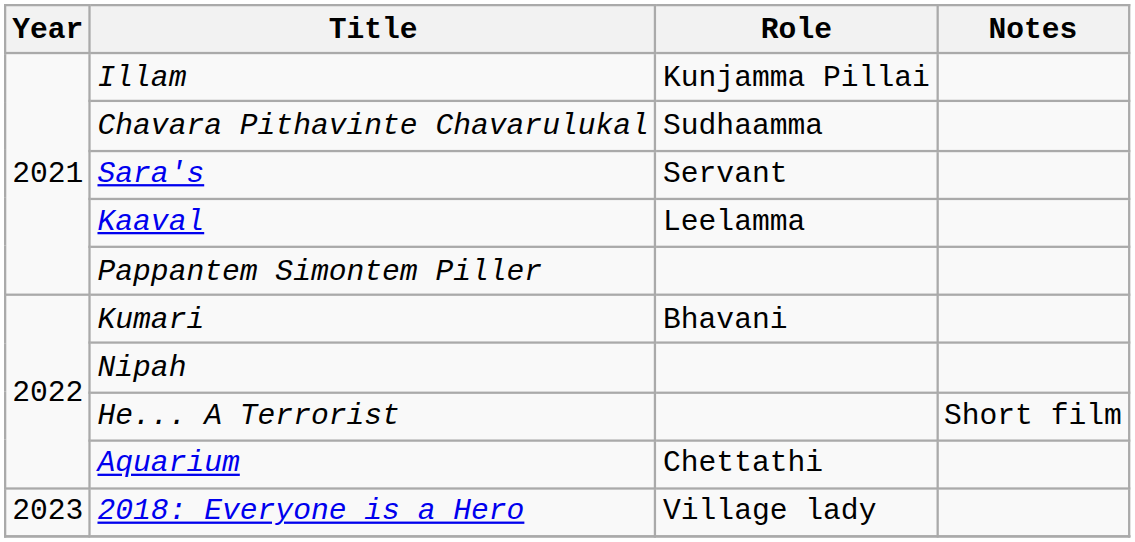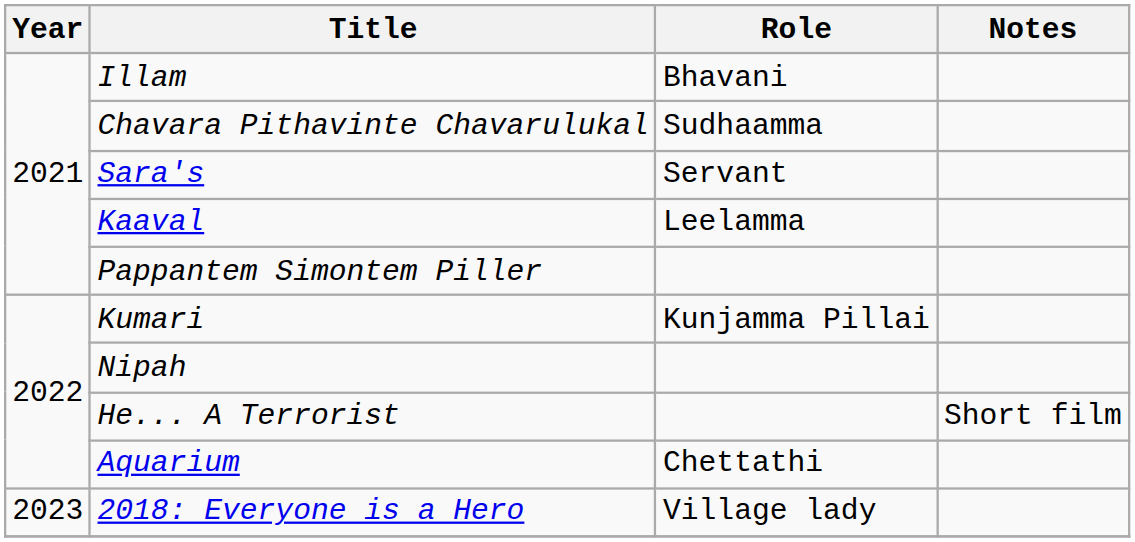(796, 78) Kunjamma Pillai -> (725, 78) Bhavani
(725, 319) Bhavani -> (796, 319) Kunjamma Pillai
